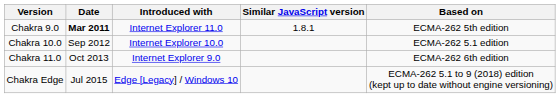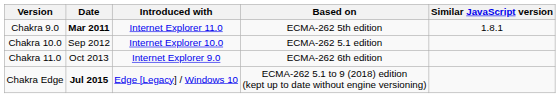columns swapped: (461, 12) <-> (304, 12)
(89, 79) normal -> (89, 79) bold
